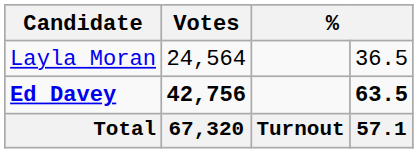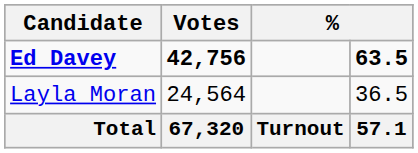rows swapped: (63, 95) <-> (83, 59)
